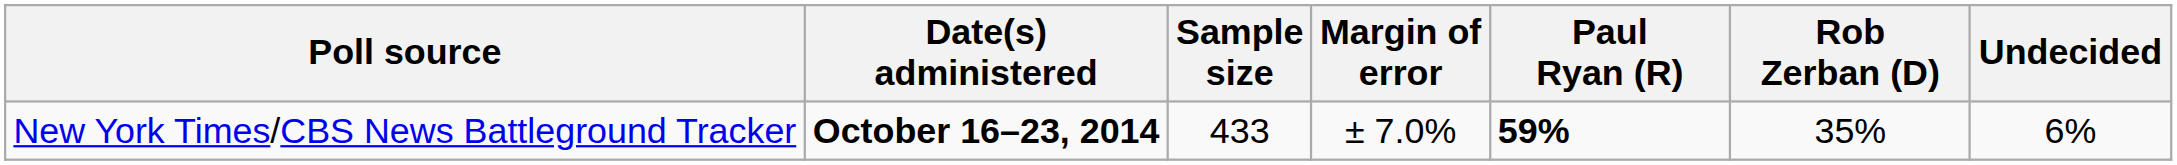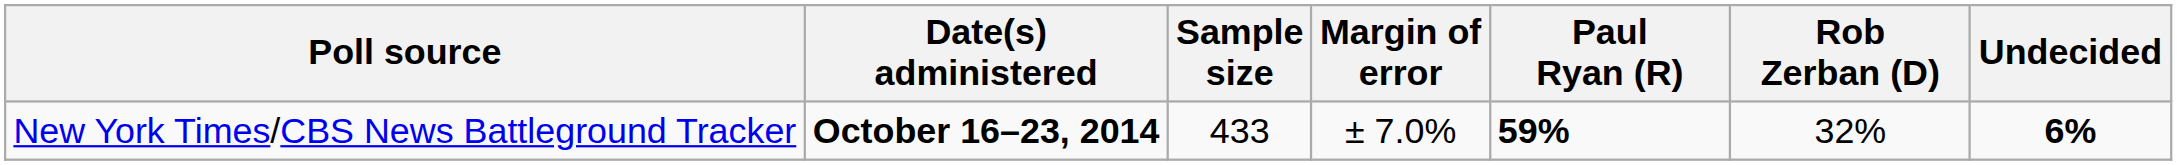(1850, 130) 35% -> (1850, 130) 32%
(2070, 130) normal -> (2070, 130) bold
